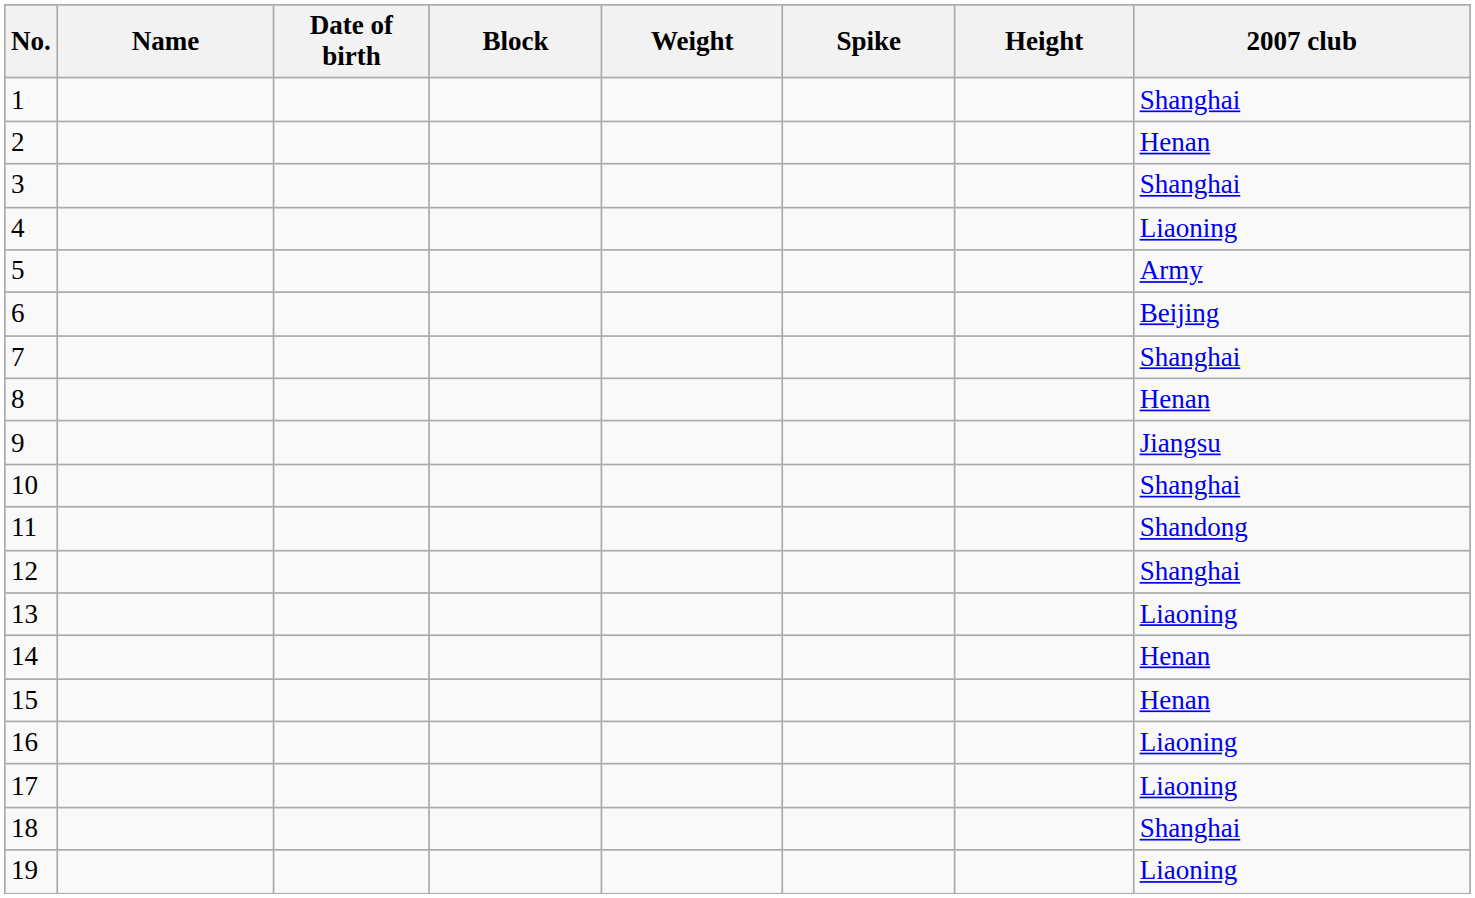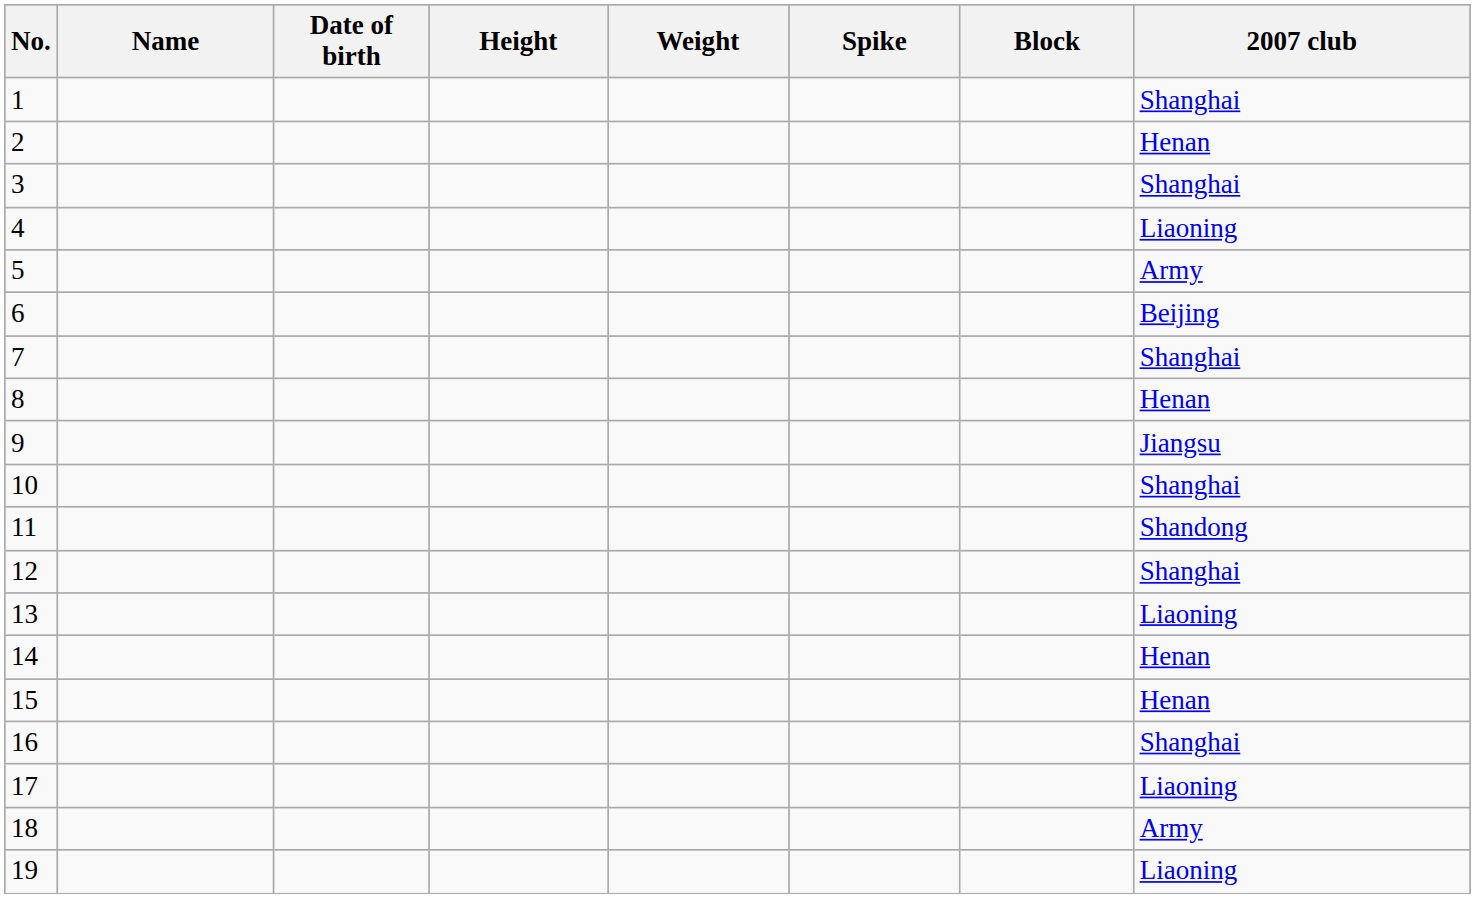columns swapped: (1044, 41) <-> (515, 41)
(1188, 742) Liaoning -> (1190, 742) Shanghai
(1190, 828) Shanghai -> (1171, 828) Army
